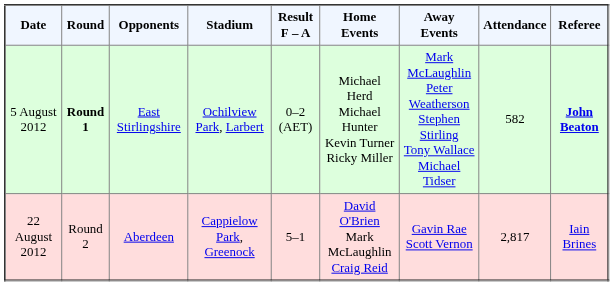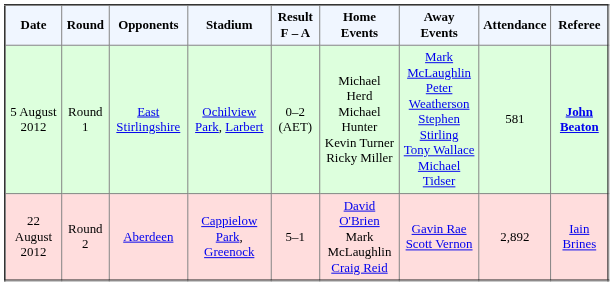(86, 119) bold -> (85, 119) normal
(515, 119) 582 -> (515, 119) 581
(515, 236) 2,817 -> (515, 236) 2,892
